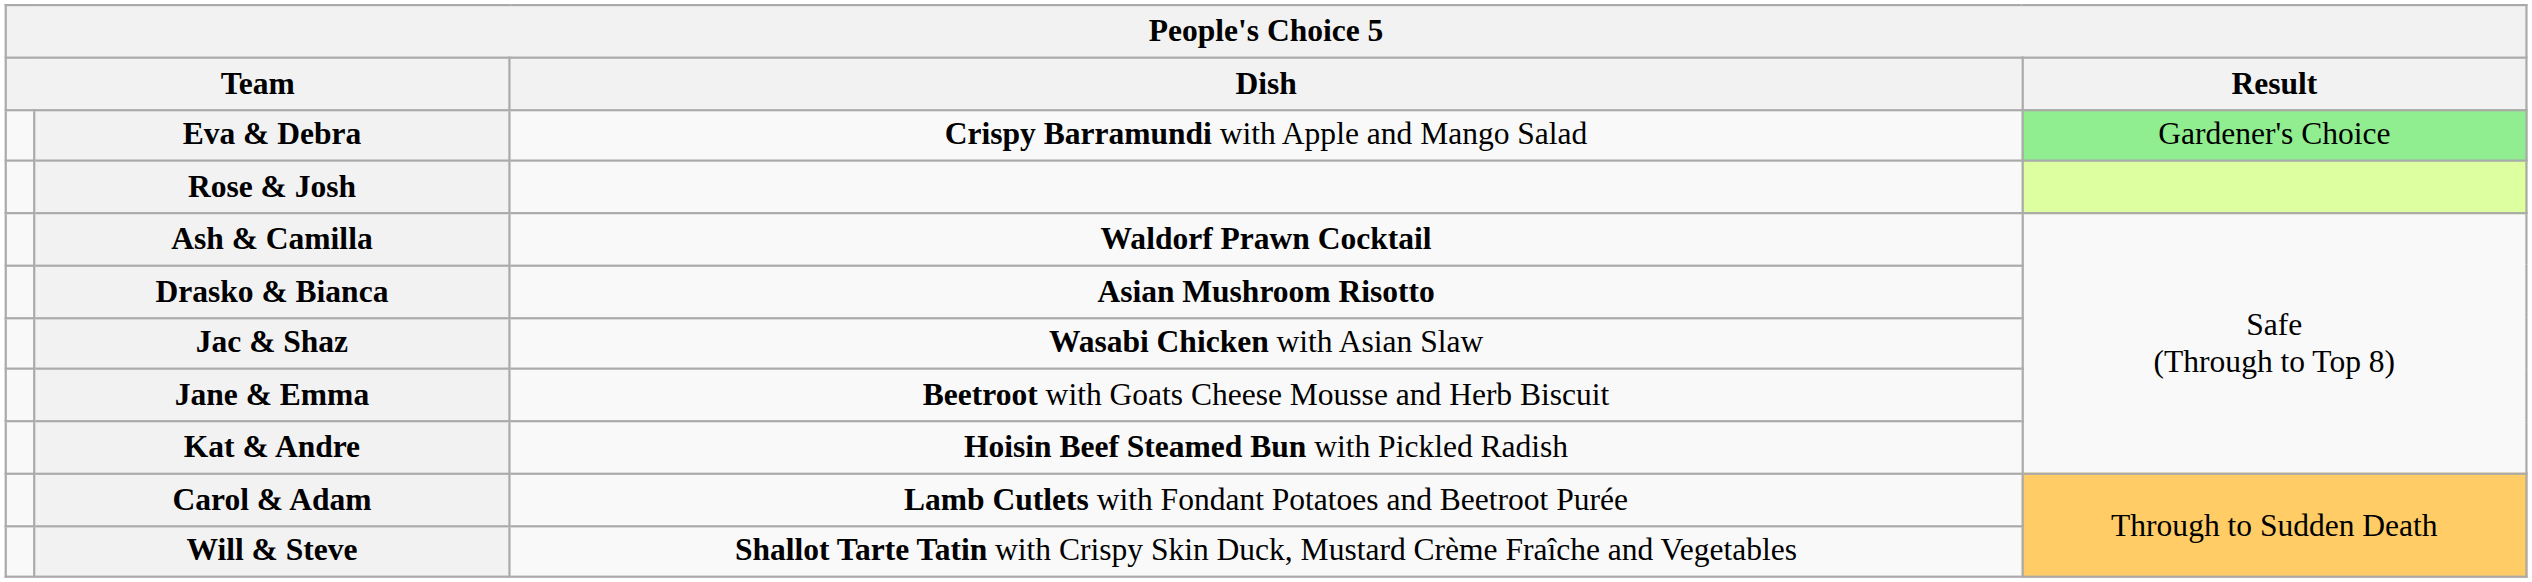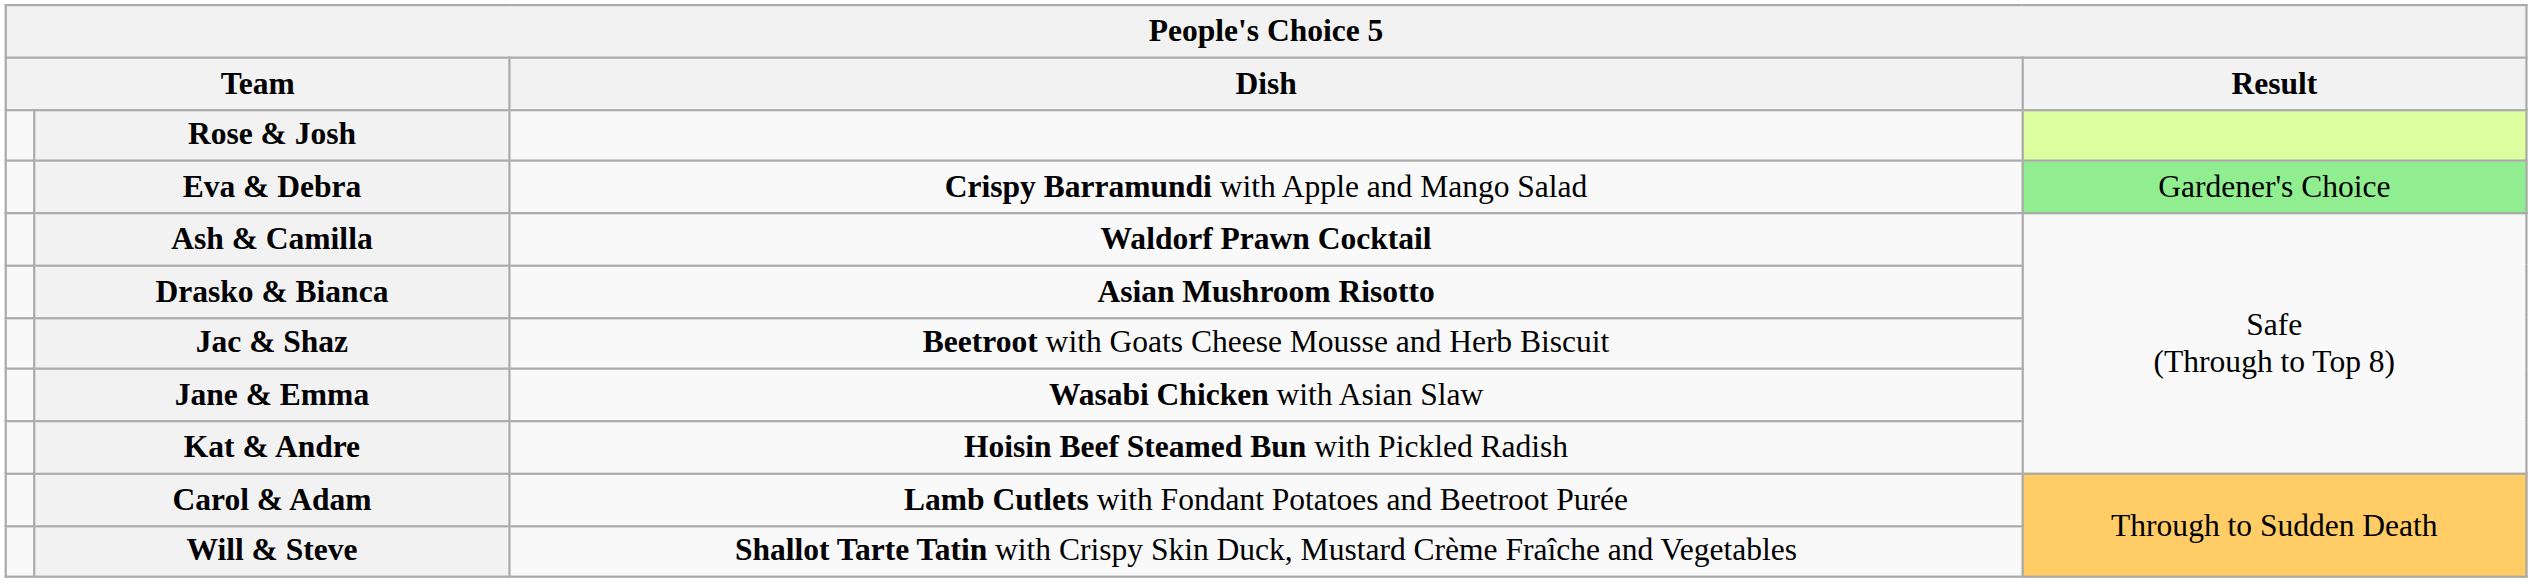rows swapped: (272, 186) <-> (272, 134)
(1266, 342) Wasabi Chicken with Asian Slaw -> (1266, 342) Beetroot with Goats Cheese Mousse and Herb Biscuit
(1266, 394) Beetroot with Goats Cheese Mousse and Herb Biscuit -> (1266, 394) Wasabi Chicken with Asian Slaw
